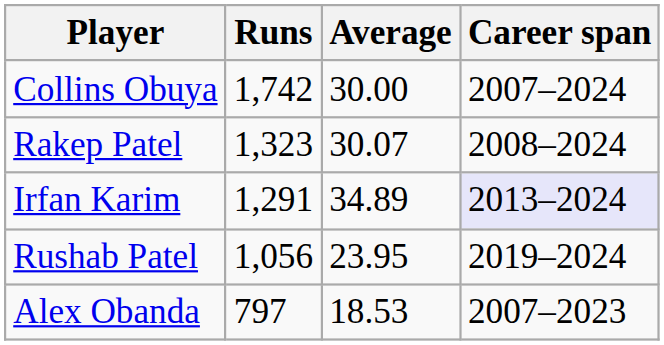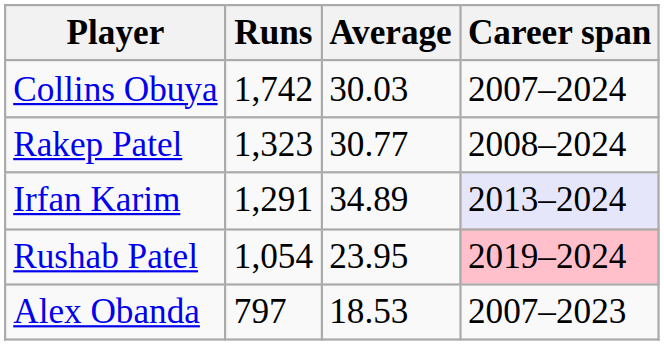(369, 88) 30.00 -> (369, 88) 30.03
(369, 144) 30.07 -> (369, 144) 30.77
(273, 255) 1,056 -> (273, 255) 1,054
(547, 255) no background -> (547, 255) pink background
